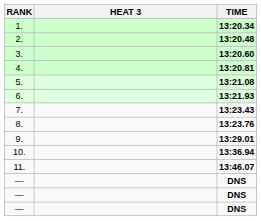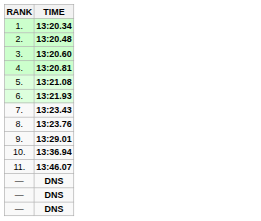- column: (126, 12)
